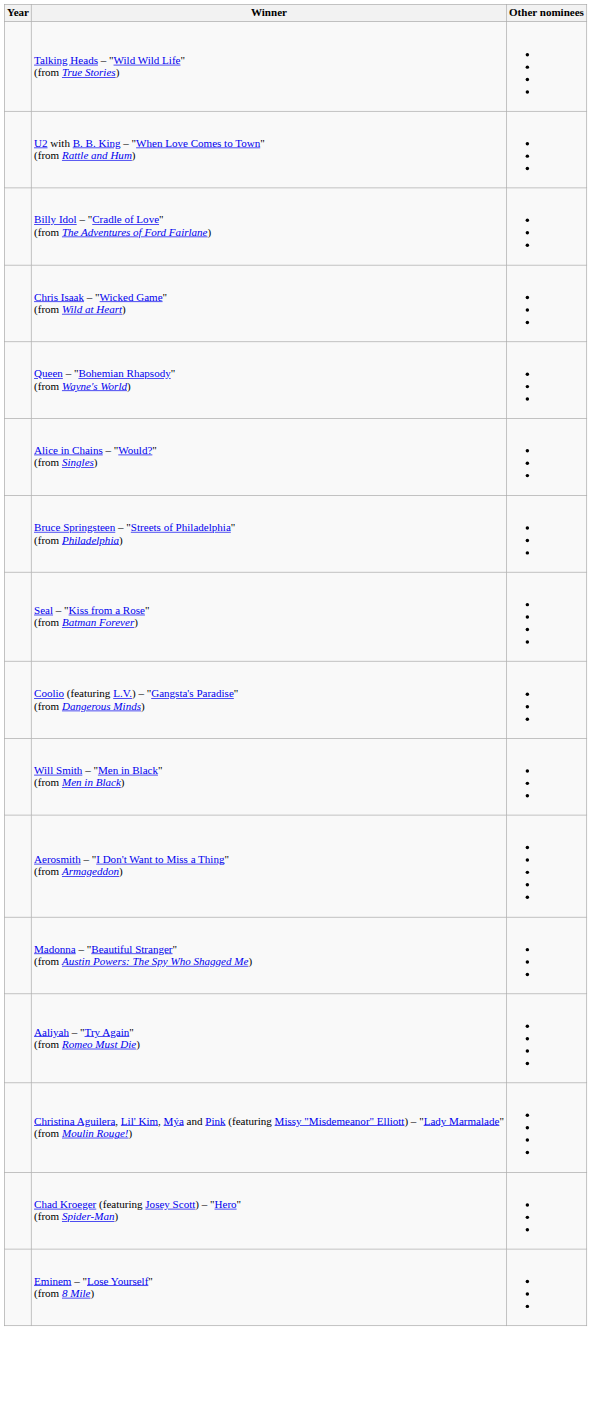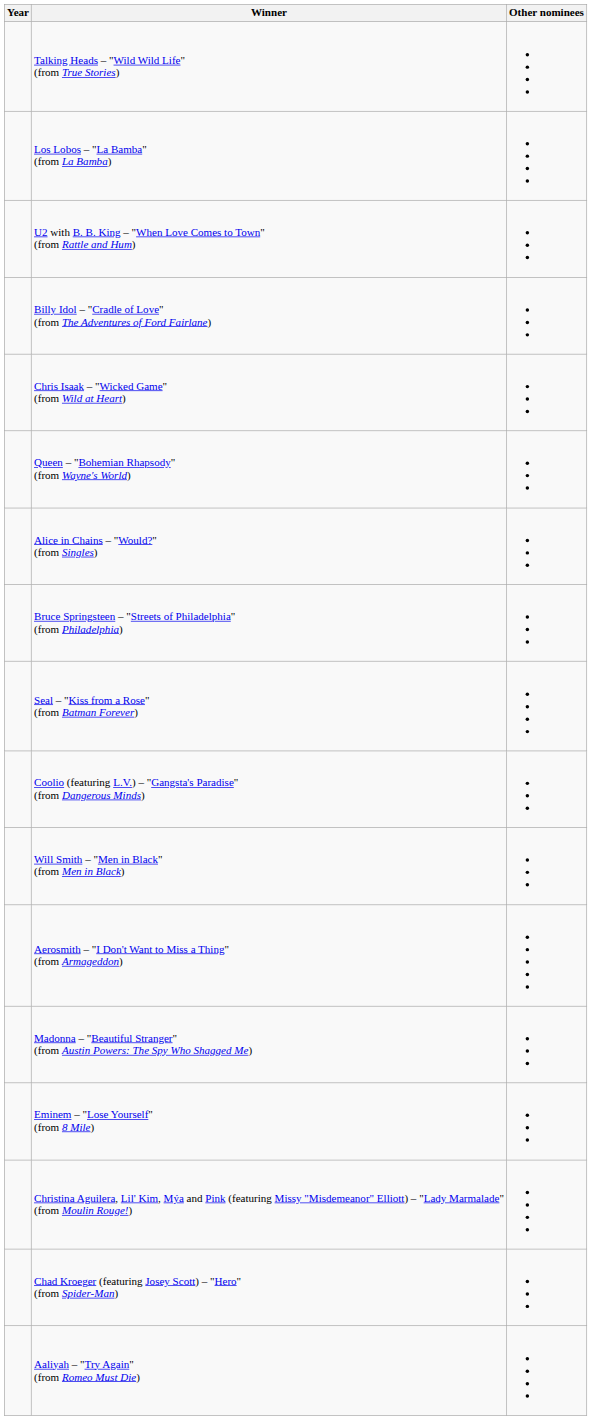+ row: (90, 155)
rows swapped: (87, 1038) <-> (93, 1287)
